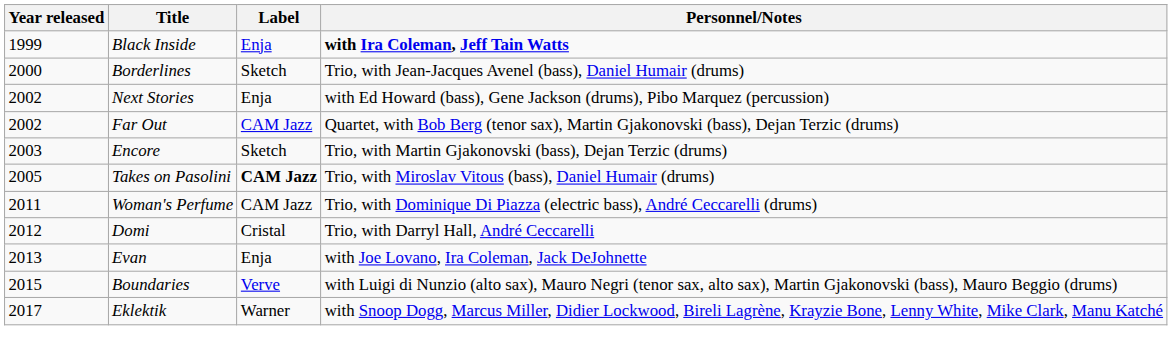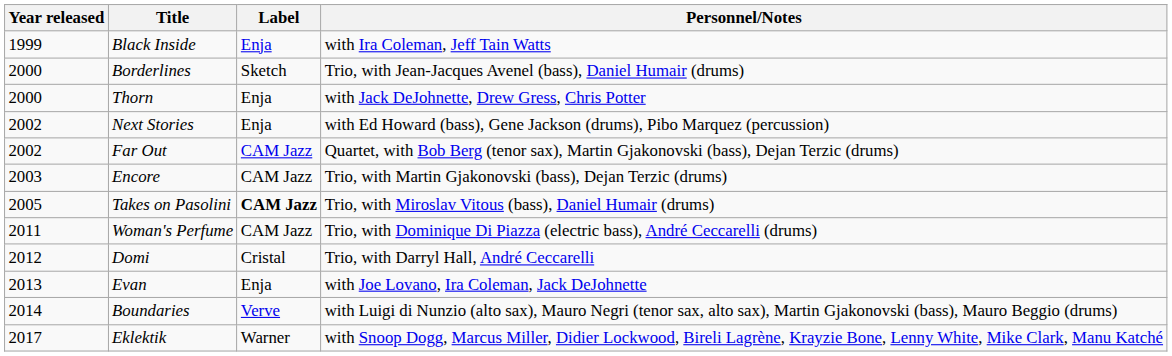(447, 44) bold -> (438, 44) normal
+ row: (133, 97)
(264, 151) Sketch -> (277, 177) CAM Jazz
(25, 284) 2015 -> (25, 310) 2014
